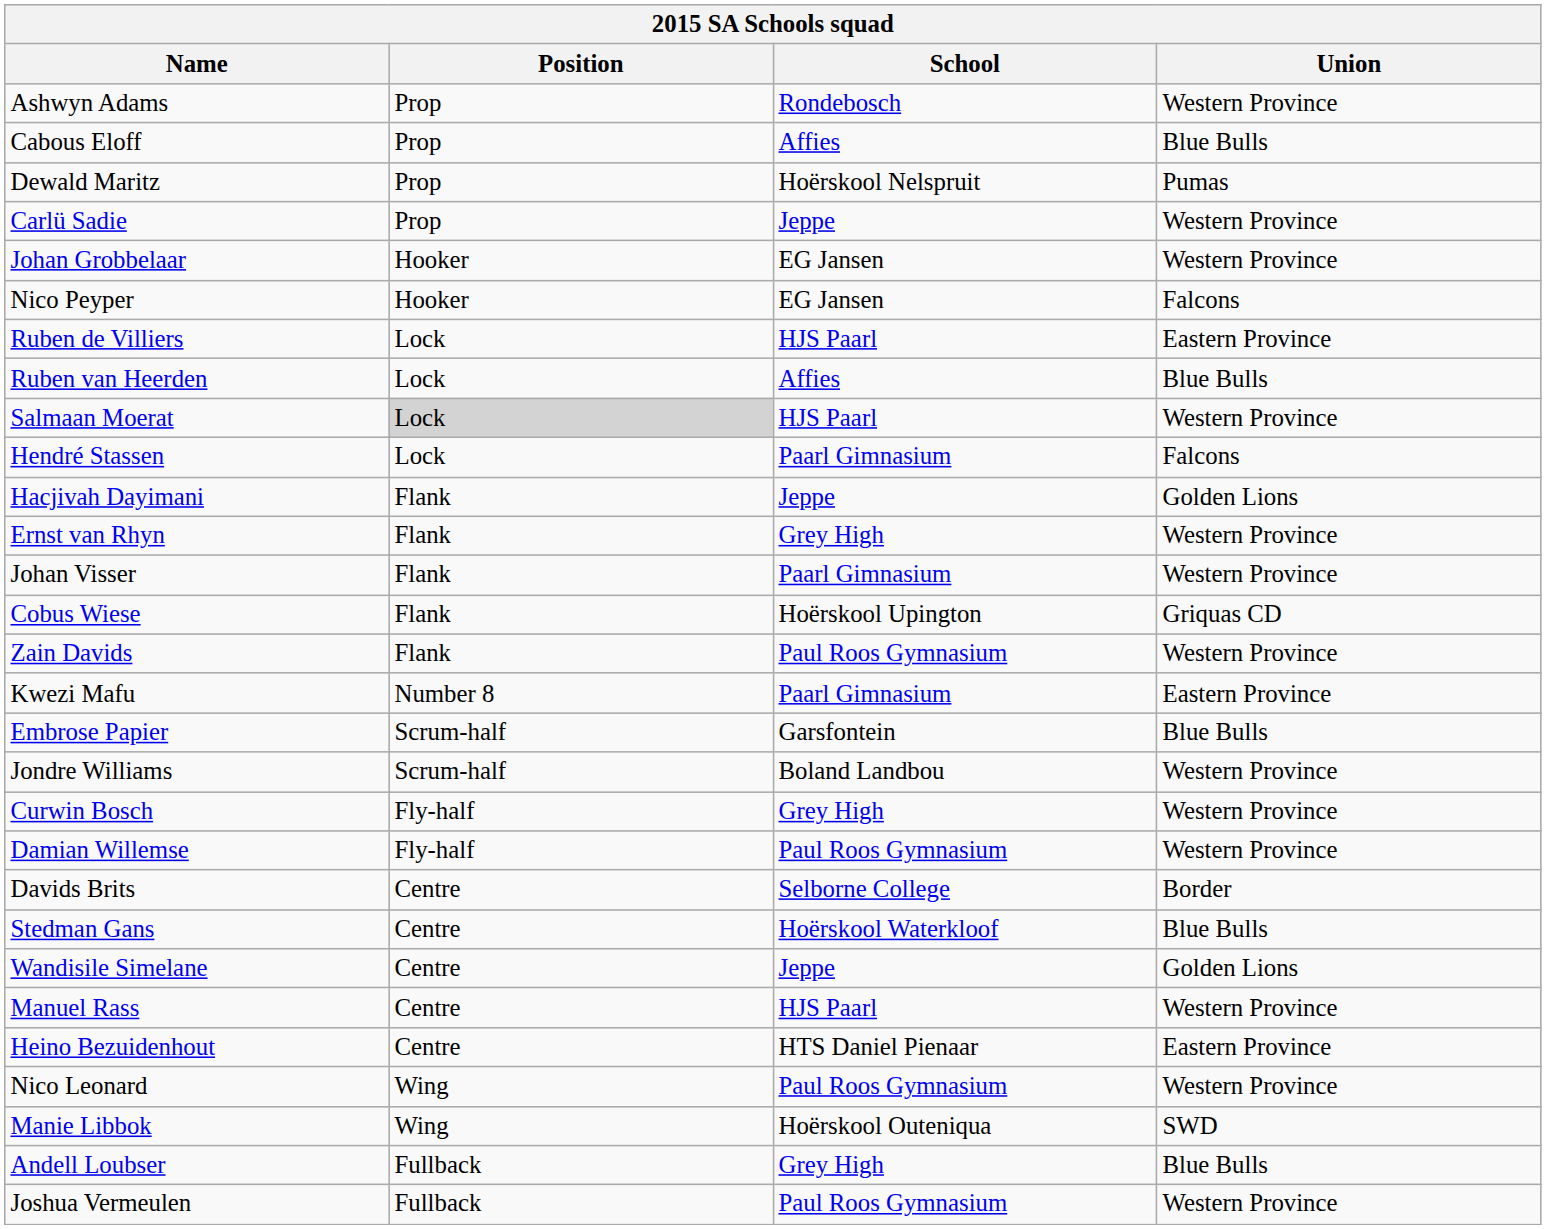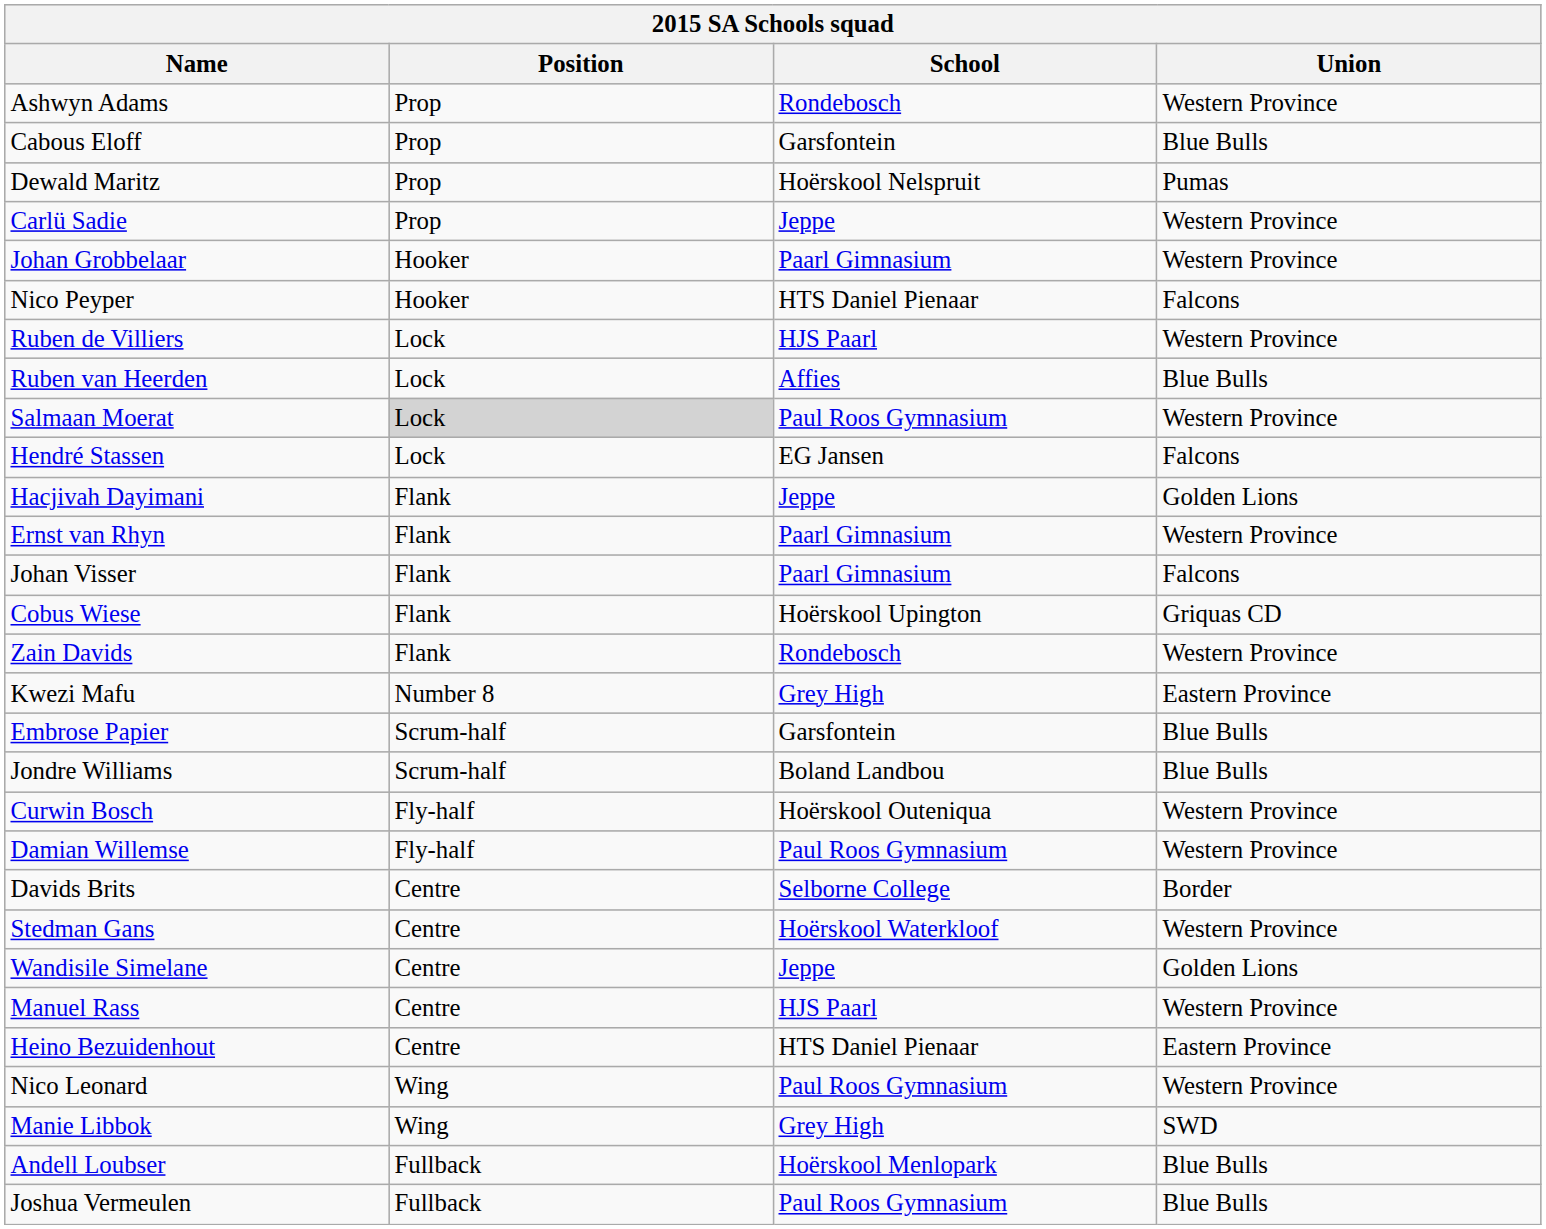(809, 142) Affies -> (837, 142) Garsfontein
(831, 260) EG Jansen -> (865, 260) Paarl Gimnasium
(831, 299) EG Jansen -> (878, 299) HTS Daniel Pienaar
(1247, 338) Eastern Province -> (1250, 338) Western Province
(828, 417) HJS Paarl -> (893, 417) Paul Roos Gymnasium
(865, 456) Paarl Gimnasium -> (831, 456) EG Jansen
(831, 535) Grey High -> (865, 535) Paarl Gimnasium
(1250, 574) Western Province -> (1201, 574) Falcons
(893, 653) Paul Roos Gymnasium -> (840, 653) Rondebosch
(865, 692) Paarl Gimnasium -> (831, 692) Grey High
(1250, 771) Western Province -> (1215, 771) Blue Bulls
(831, 810) Grey High -> (885, 810) Hoërskool Outeniqua
(1215, 928) Blue Bulls -> (1250, 928) Western Province
(885, 1125) Hoërskool Outeniqua -> (831, 1125) Grey High
(831, 1164) Grey High -> (888, 1164) Hoërskool Menlopark
(1250, 1204) Western Province -> (1215, 1204) Blue Bulls
